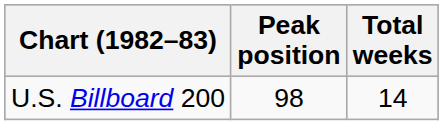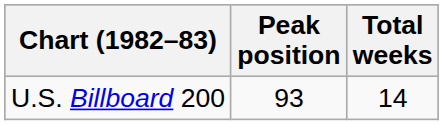(289, 97) 98 -> (289, 97) 93
